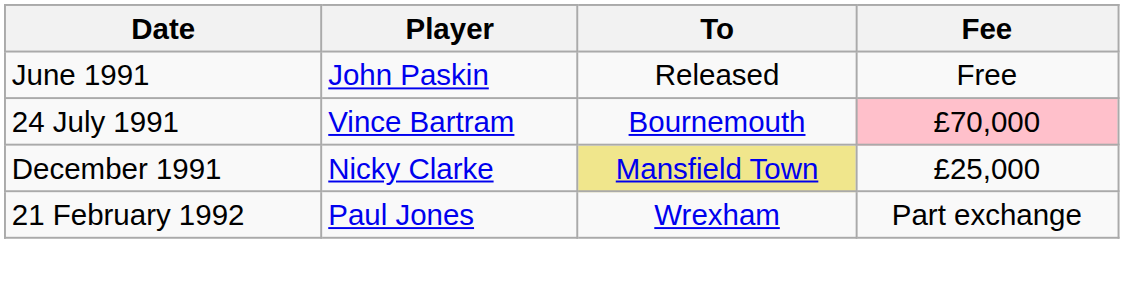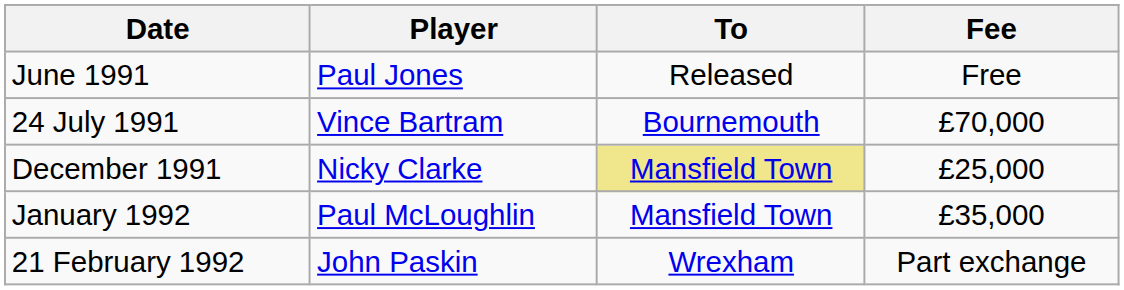(409, 75) John Paskin -> (390, 75) Paul Jones
(987, 122) pink background -> (991, 122) no background
+ row: (101, 215)
(401, 215) Paul Jones -> (397, 262) John Paskin
